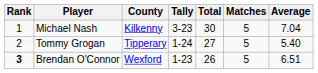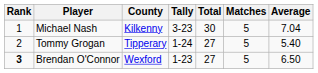(210, 60) 26 -> (210, 60) 27
(291, 60) 6.51 -> (291, 60) 6.50
